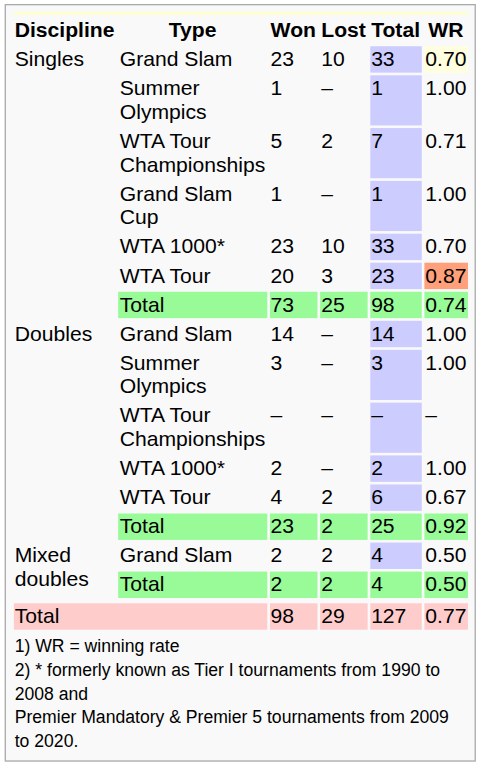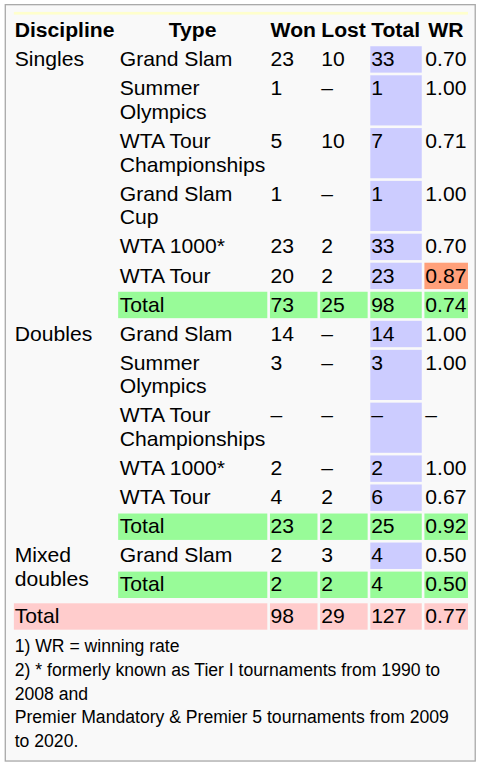(446, 59) lightyellow background -> (446, 59) no background
(327, 141) 2 -> (333, 141) 10
(333, 246) 10 -> (327, 246) 2
(327, 276) 3 -> (327, 276) 2
(327, 555) 2 -> (327, 555) 3
